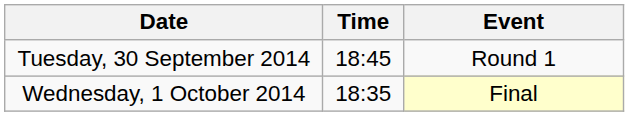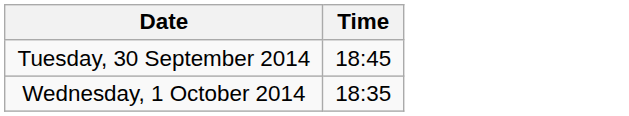- column: (514, 22)
